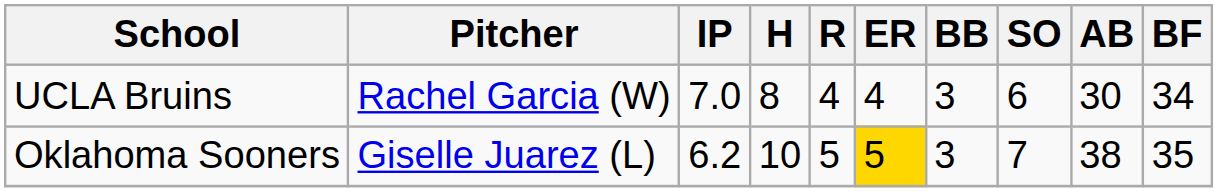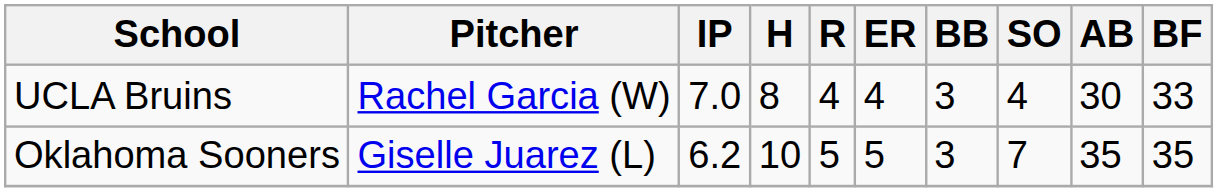(1017, 95) 6 -> (1017, 95) 4
(1173, 95) 34 -> (1173, 95) 33
(874, 155) gold background -> (874, 155) no background
(1100, 155) 38 -> (1100, 155) 35
